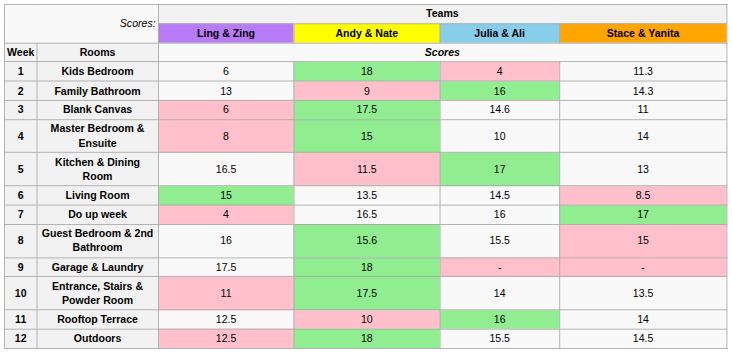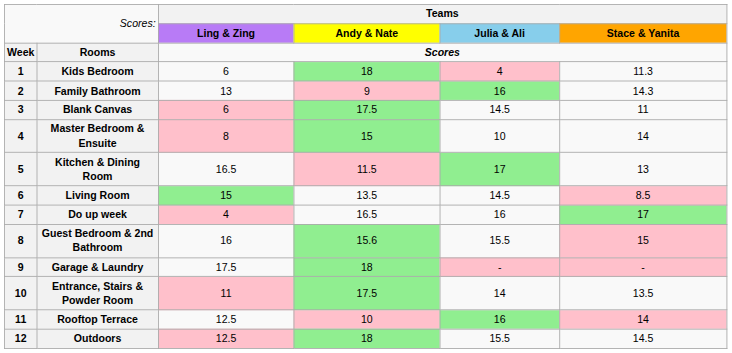(500, 110) 14.6 -> (500, 110) 14.5
(643, 320) no background -> (643, 320) pink background
